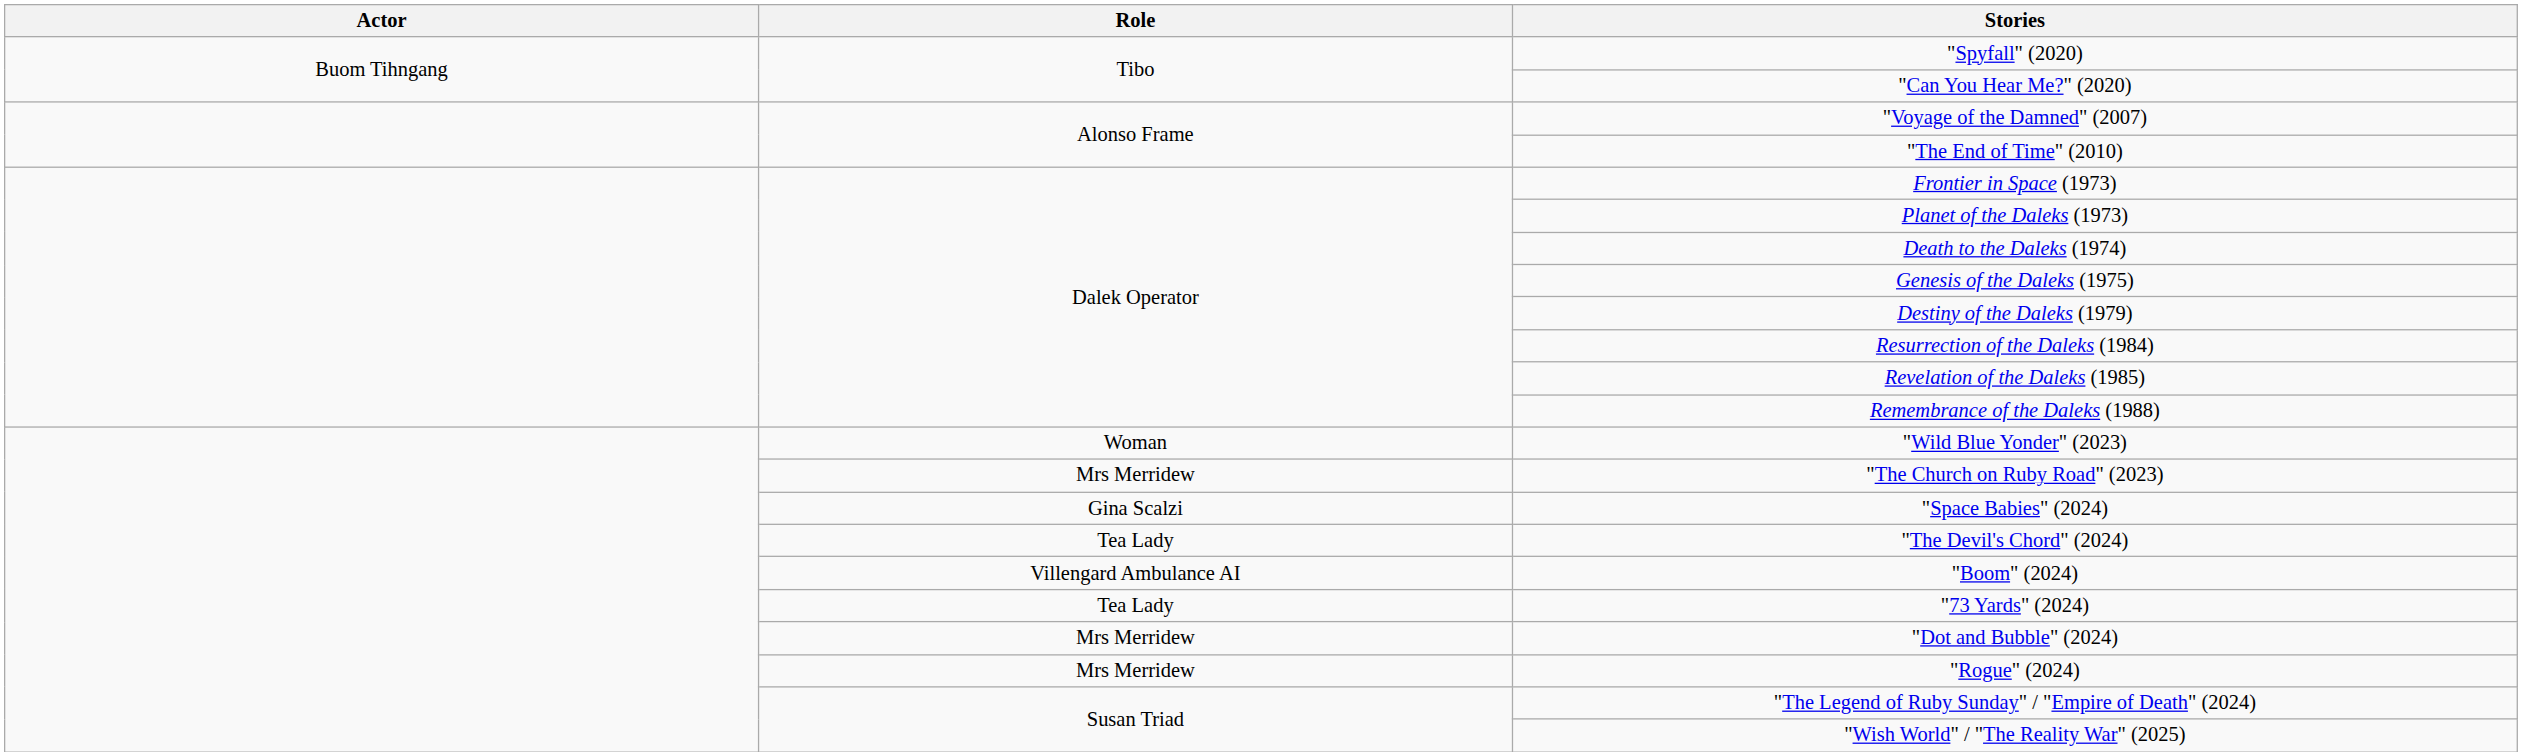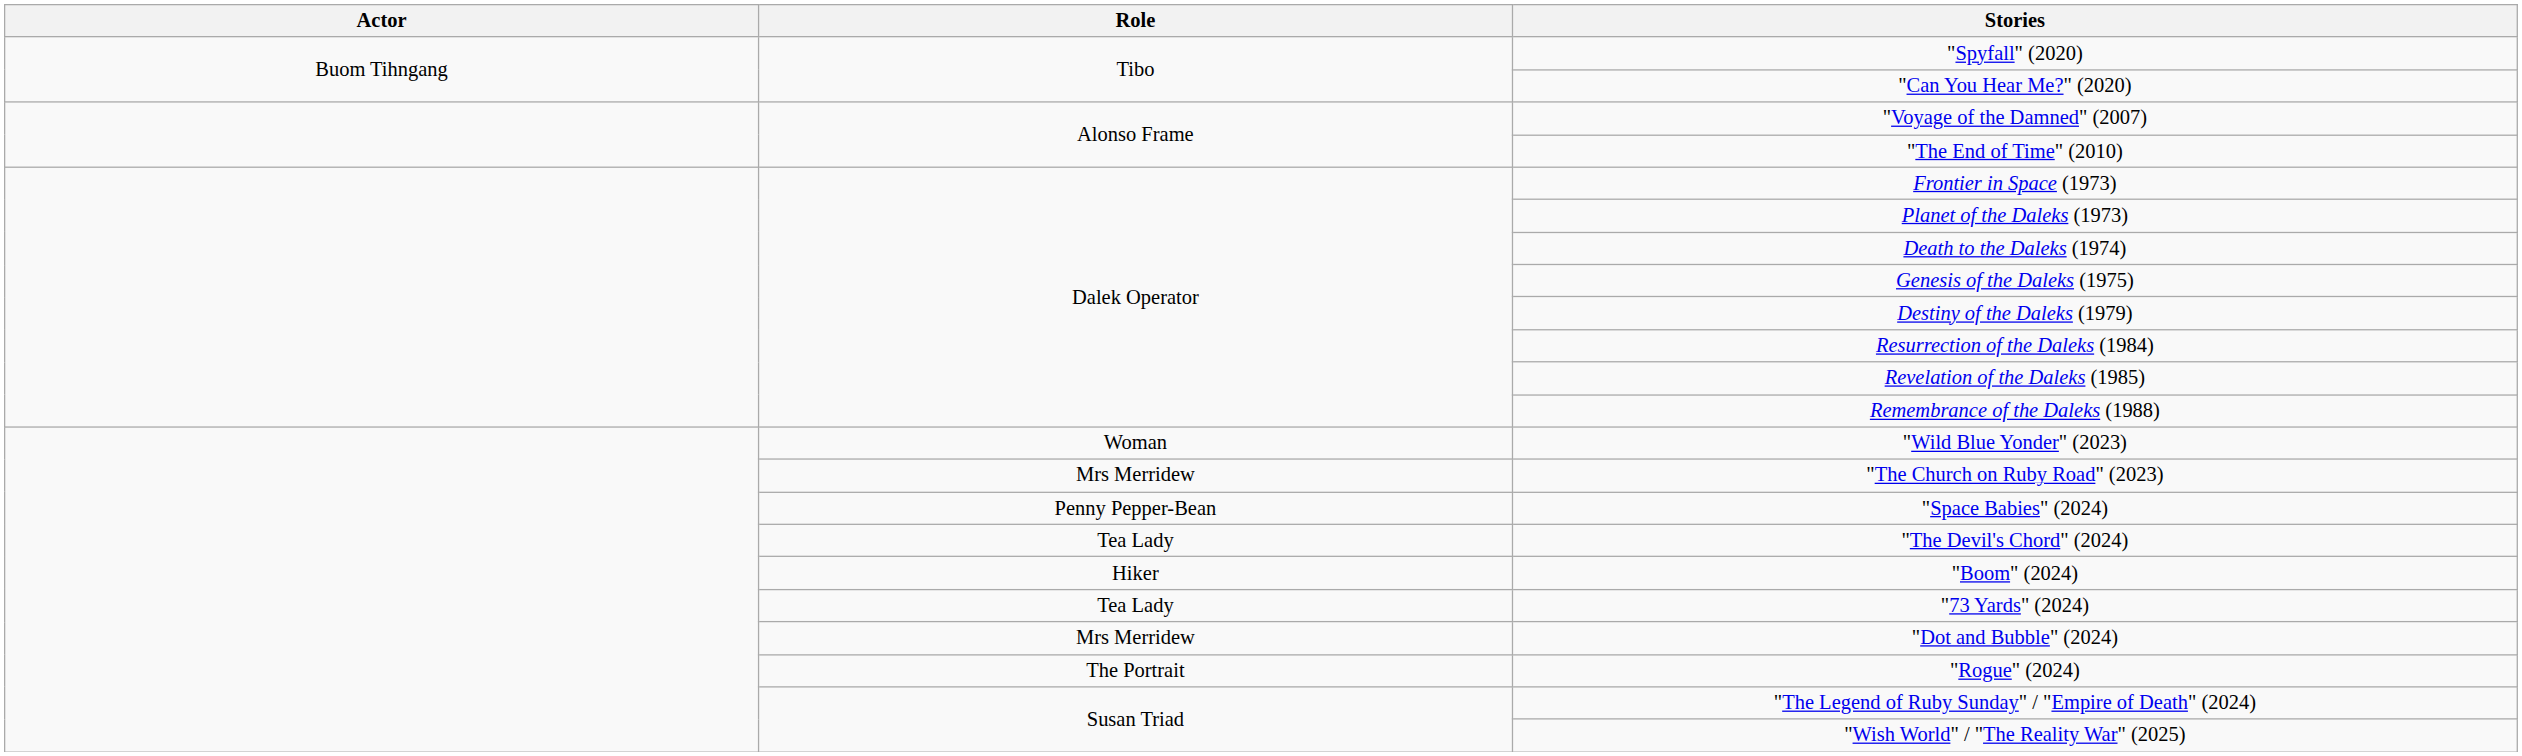(1135, 507) Gina Scalzi -> (1135, 507) Penny Pepper-Bean
(1135, 572) Villengard Ambulance AI -> (1135, 572) Hiker
(1135, 670) Mrs Merridew -> (1135, 670) The Portrait
